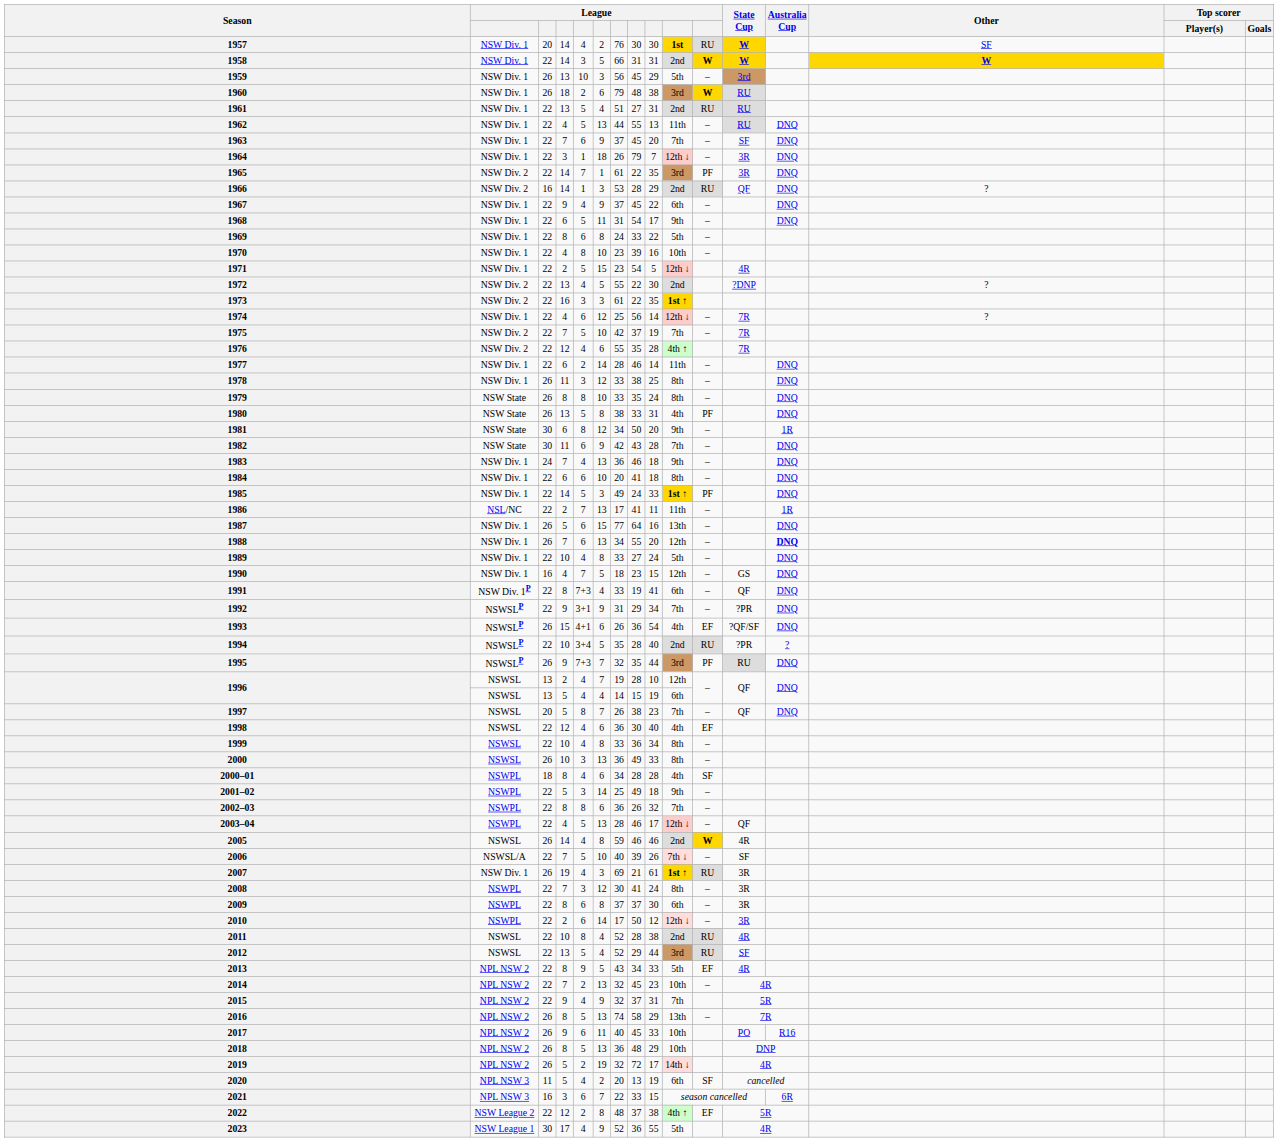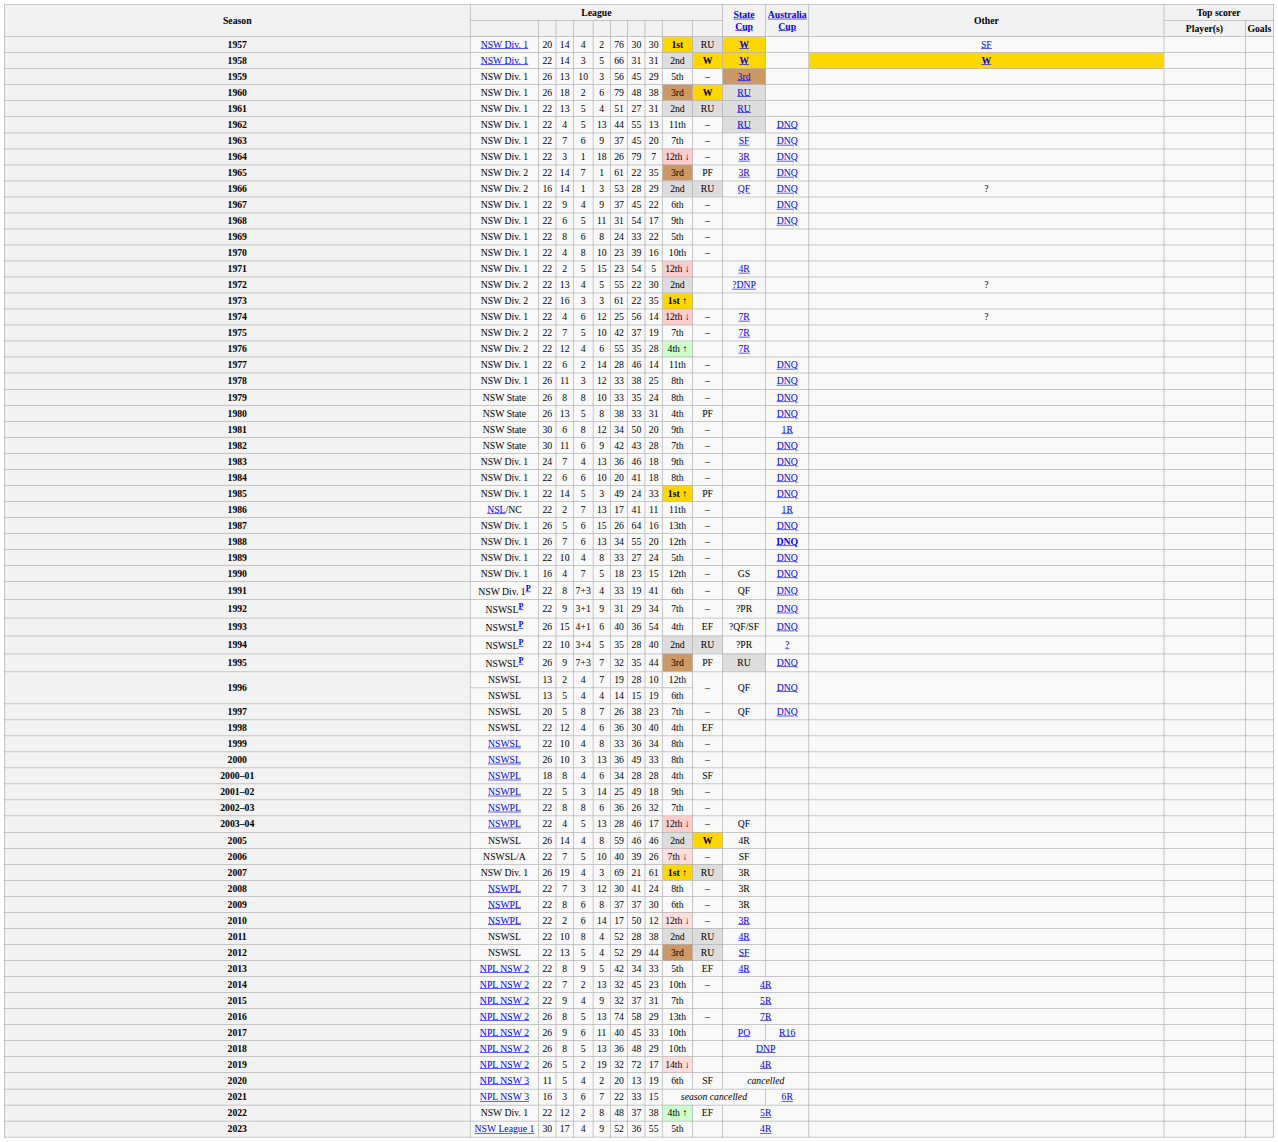(619, 525) 77 -> (619, 525) 26
(619, 627) 26 -> (619, 627) 40
(619, 968) 43 -> (619, 968) 42
(504, 1113) NSW League 2 -> (504, 1113) NSW Div. 1
